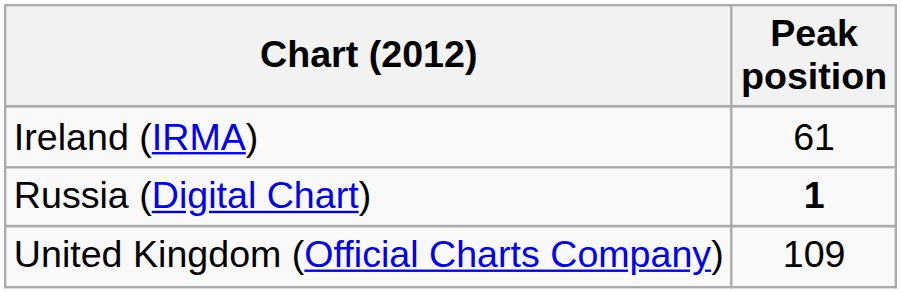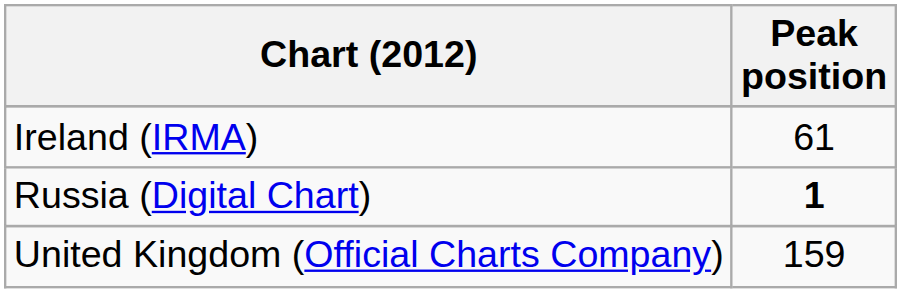(814, 255) 109 -> (814, 255) 159
